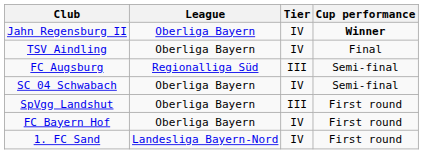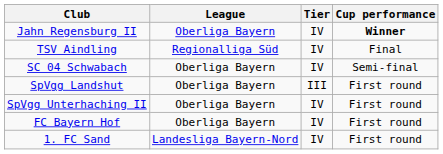(205, 49) Oberliga Bayern -> (225, 49) Regionalliga Süd
- row: (67, 67)
+ row: (77, 103)
